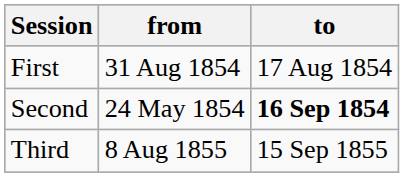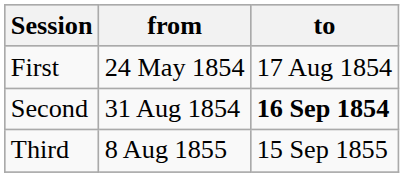(172, 66) 31 Aug 1854 -> (175, 66) 24 May 1854
(175, 108) 24 May 1854 -> (172, 108) 31 Aug 1854
